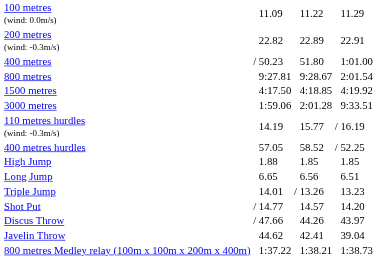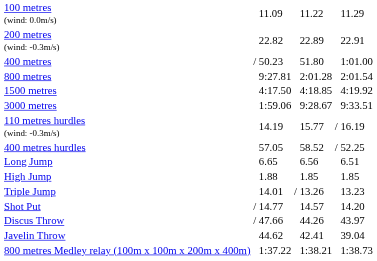(316, 76) 9:28.67 -> (316, 76) 2:01.28
(316, 106) 2:01.28 -> (316, 106) 9:28.67
rows swapped: (28, 162) <-> (28, 177)
